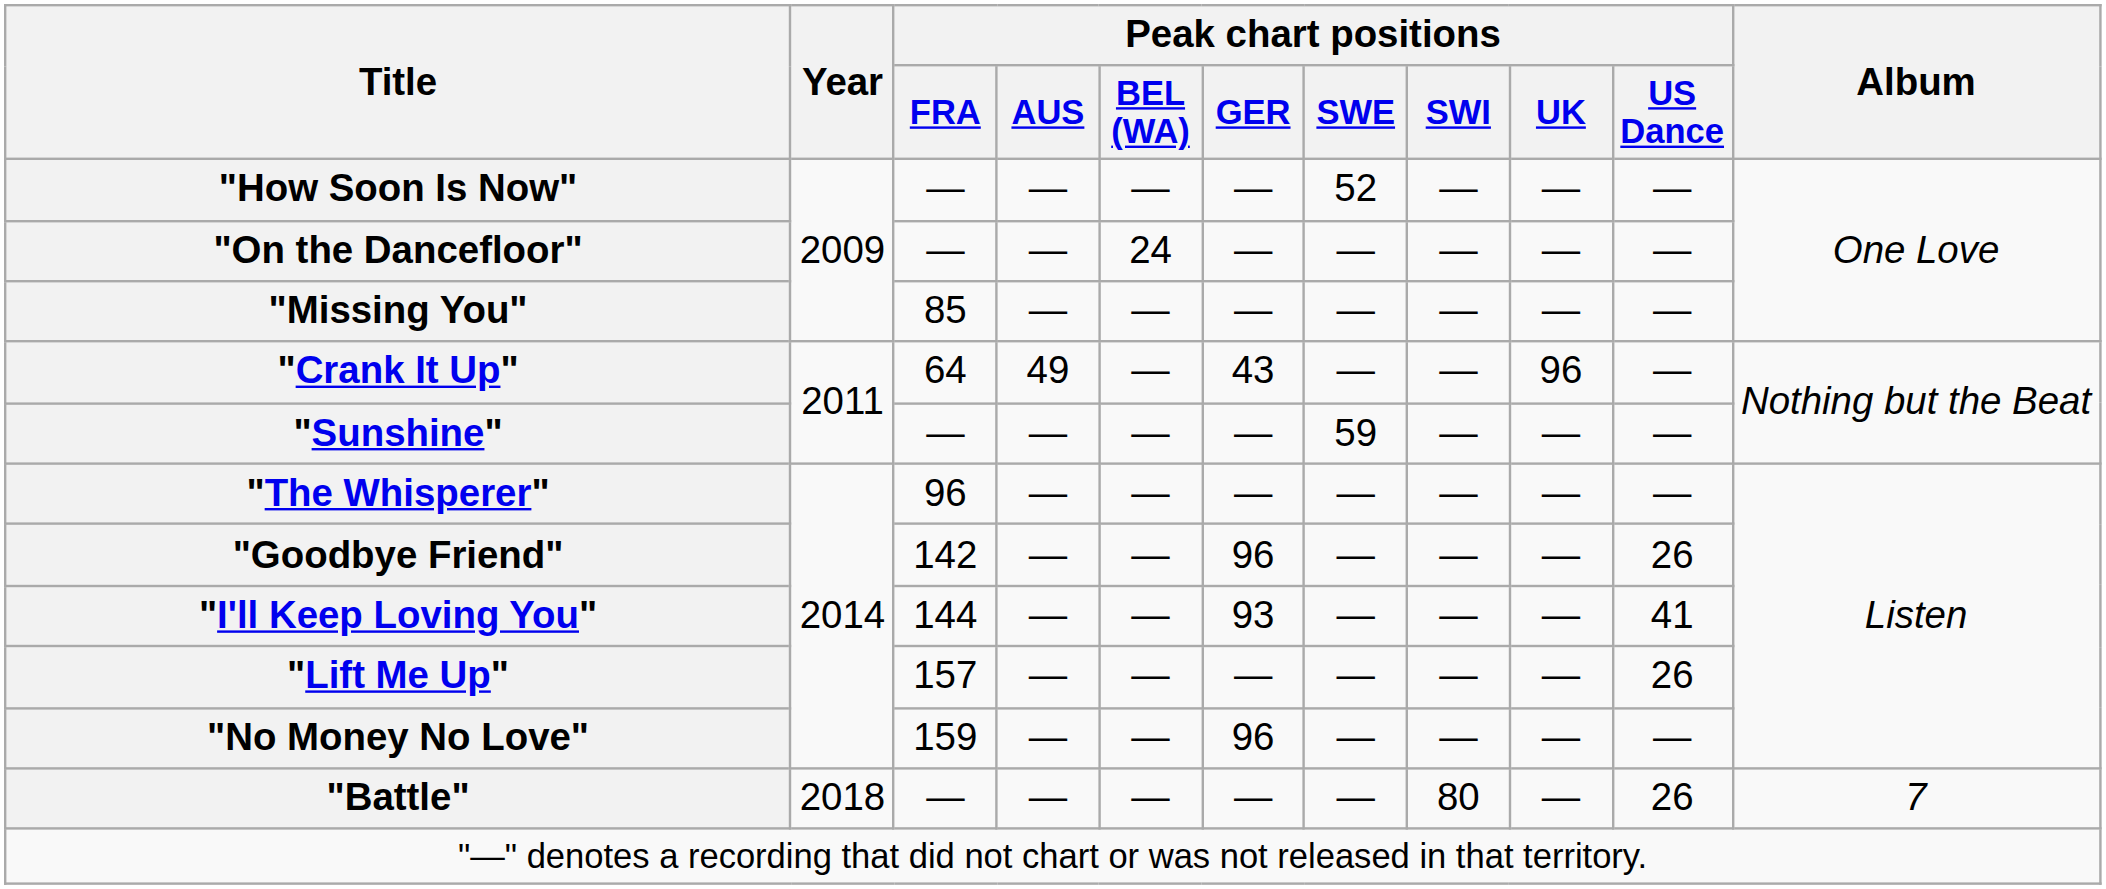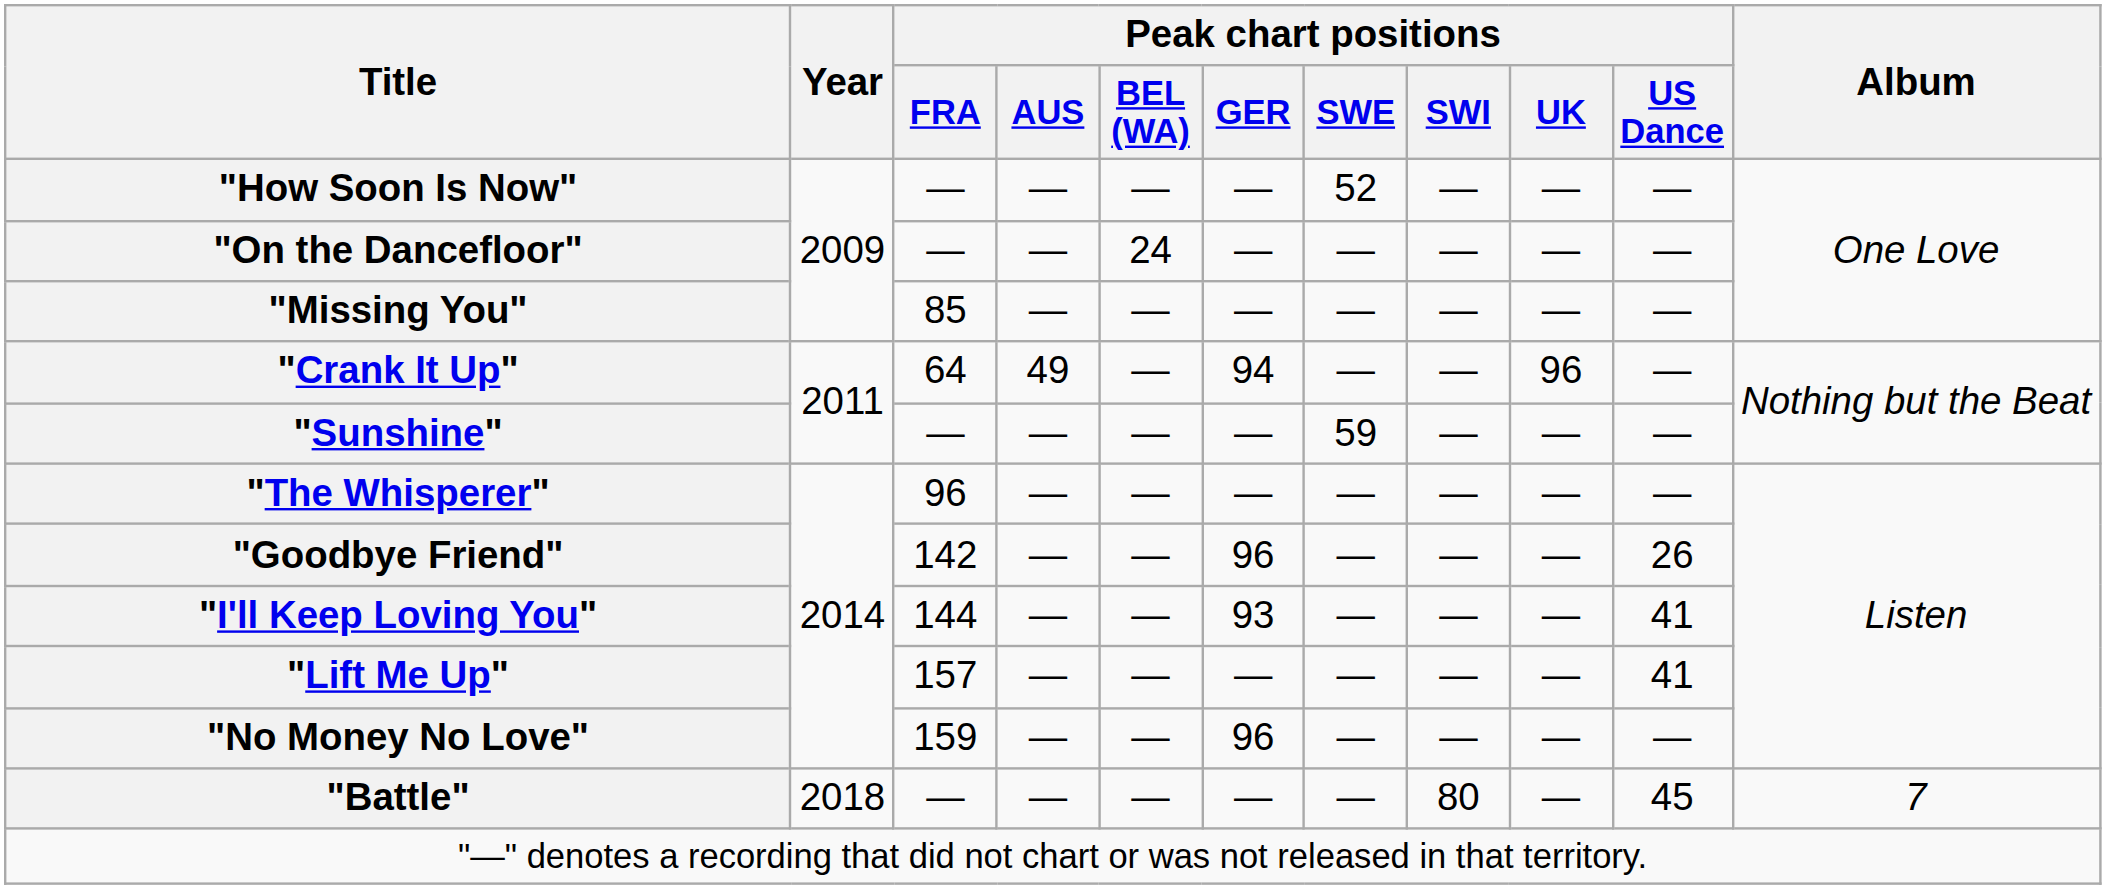(1253, 371) 43 -> (1253, 371) 94
(1672, 676) 26 -> (1672, 676) 41
(1672, 797) 26 -> (1672, 797) 45
